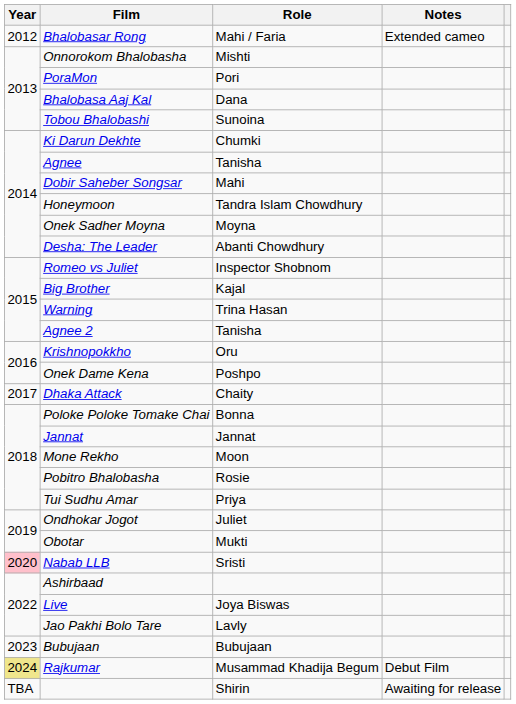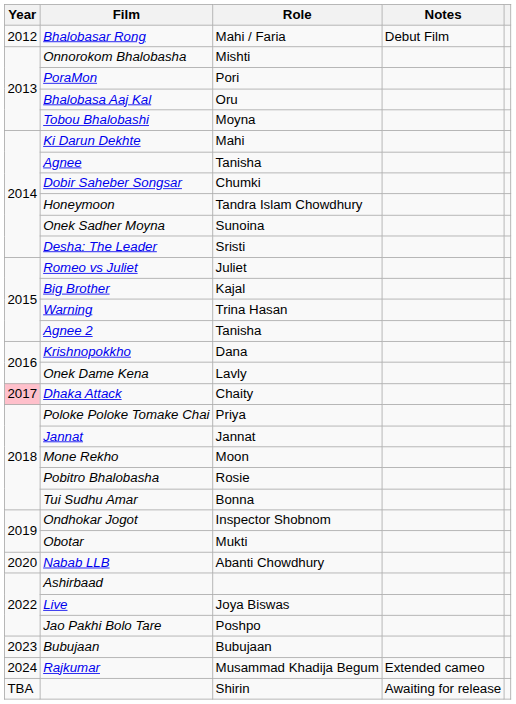(435, 36) Extended cameo -> (417, 36) Debut Film
(231, 99) Dana -> (227, 99) Oru
(240, 120) Sunoina -> (236, 120) Moyna
(238, 141) Chumki -> (230, 141) Mahi
(230, 183) Mahi -> (238, 183) Chumki
(236, 225) Moyna -> (240, 225) Sunoina
(270, 246) Abanti Chowdhury -> (230, 246) Sristi
(273, 267) Inspector Shobnom -> (231, 267) Juliet
(227, 352) Oru -> (231, 352) Dana
(238, 373) Poshpo -> (231, 373) Lavly
(22, 394) no background -> (22, 394) pink background
(235, 415) Bonna -> (231, 415) Priya
(231, 499) Priya -> (235, 499) Bonna
(231, 520) Juliet -> (273, 520) Inspector Shobnom
(22, 562) pink background -> (22, 562) no background
(230, 562) Sristi -> (270, 562) Abanti Chowdhury
(231, 625) Lavly -> (238, 625) Poshpo
(22, 667) khaki background -> (22, 667) no background
(417, 667) Debut Film -> (435, 667) Extended cameo
